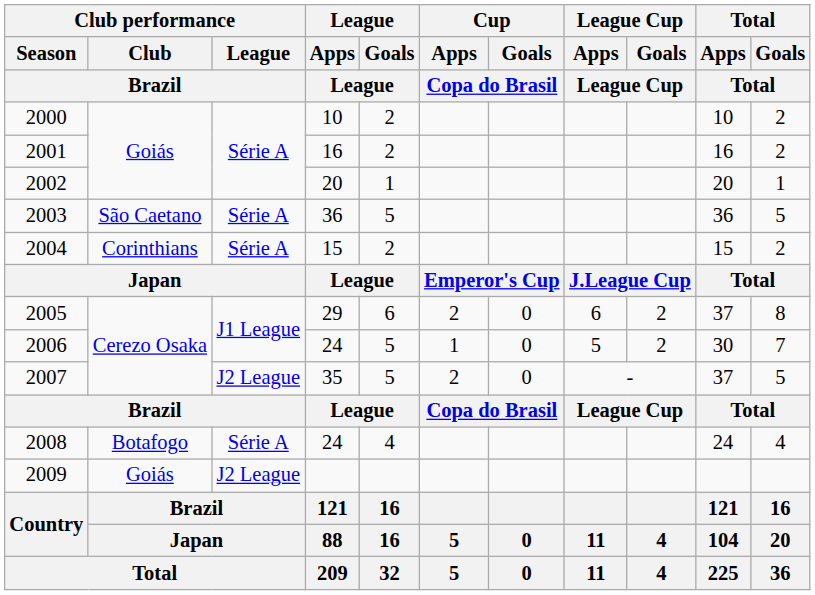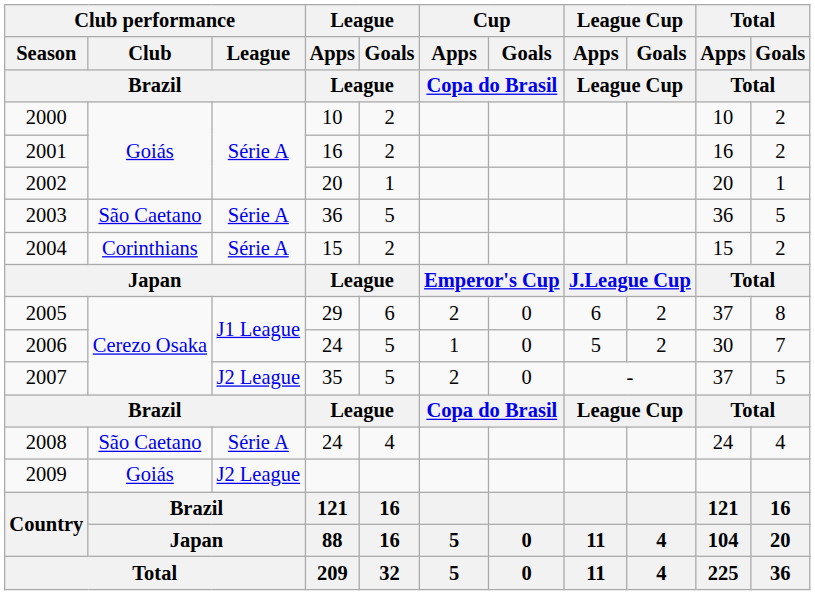(150, 442) Botafogo -> (150, 442) São Caetano
